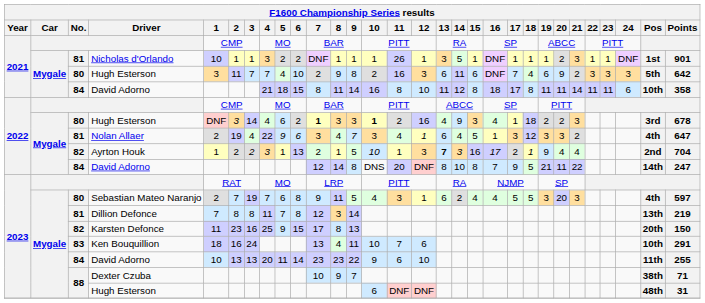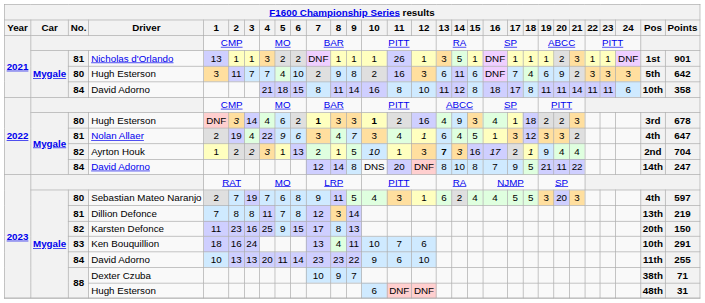(216, 59) 10 -> (216, 59) 13
